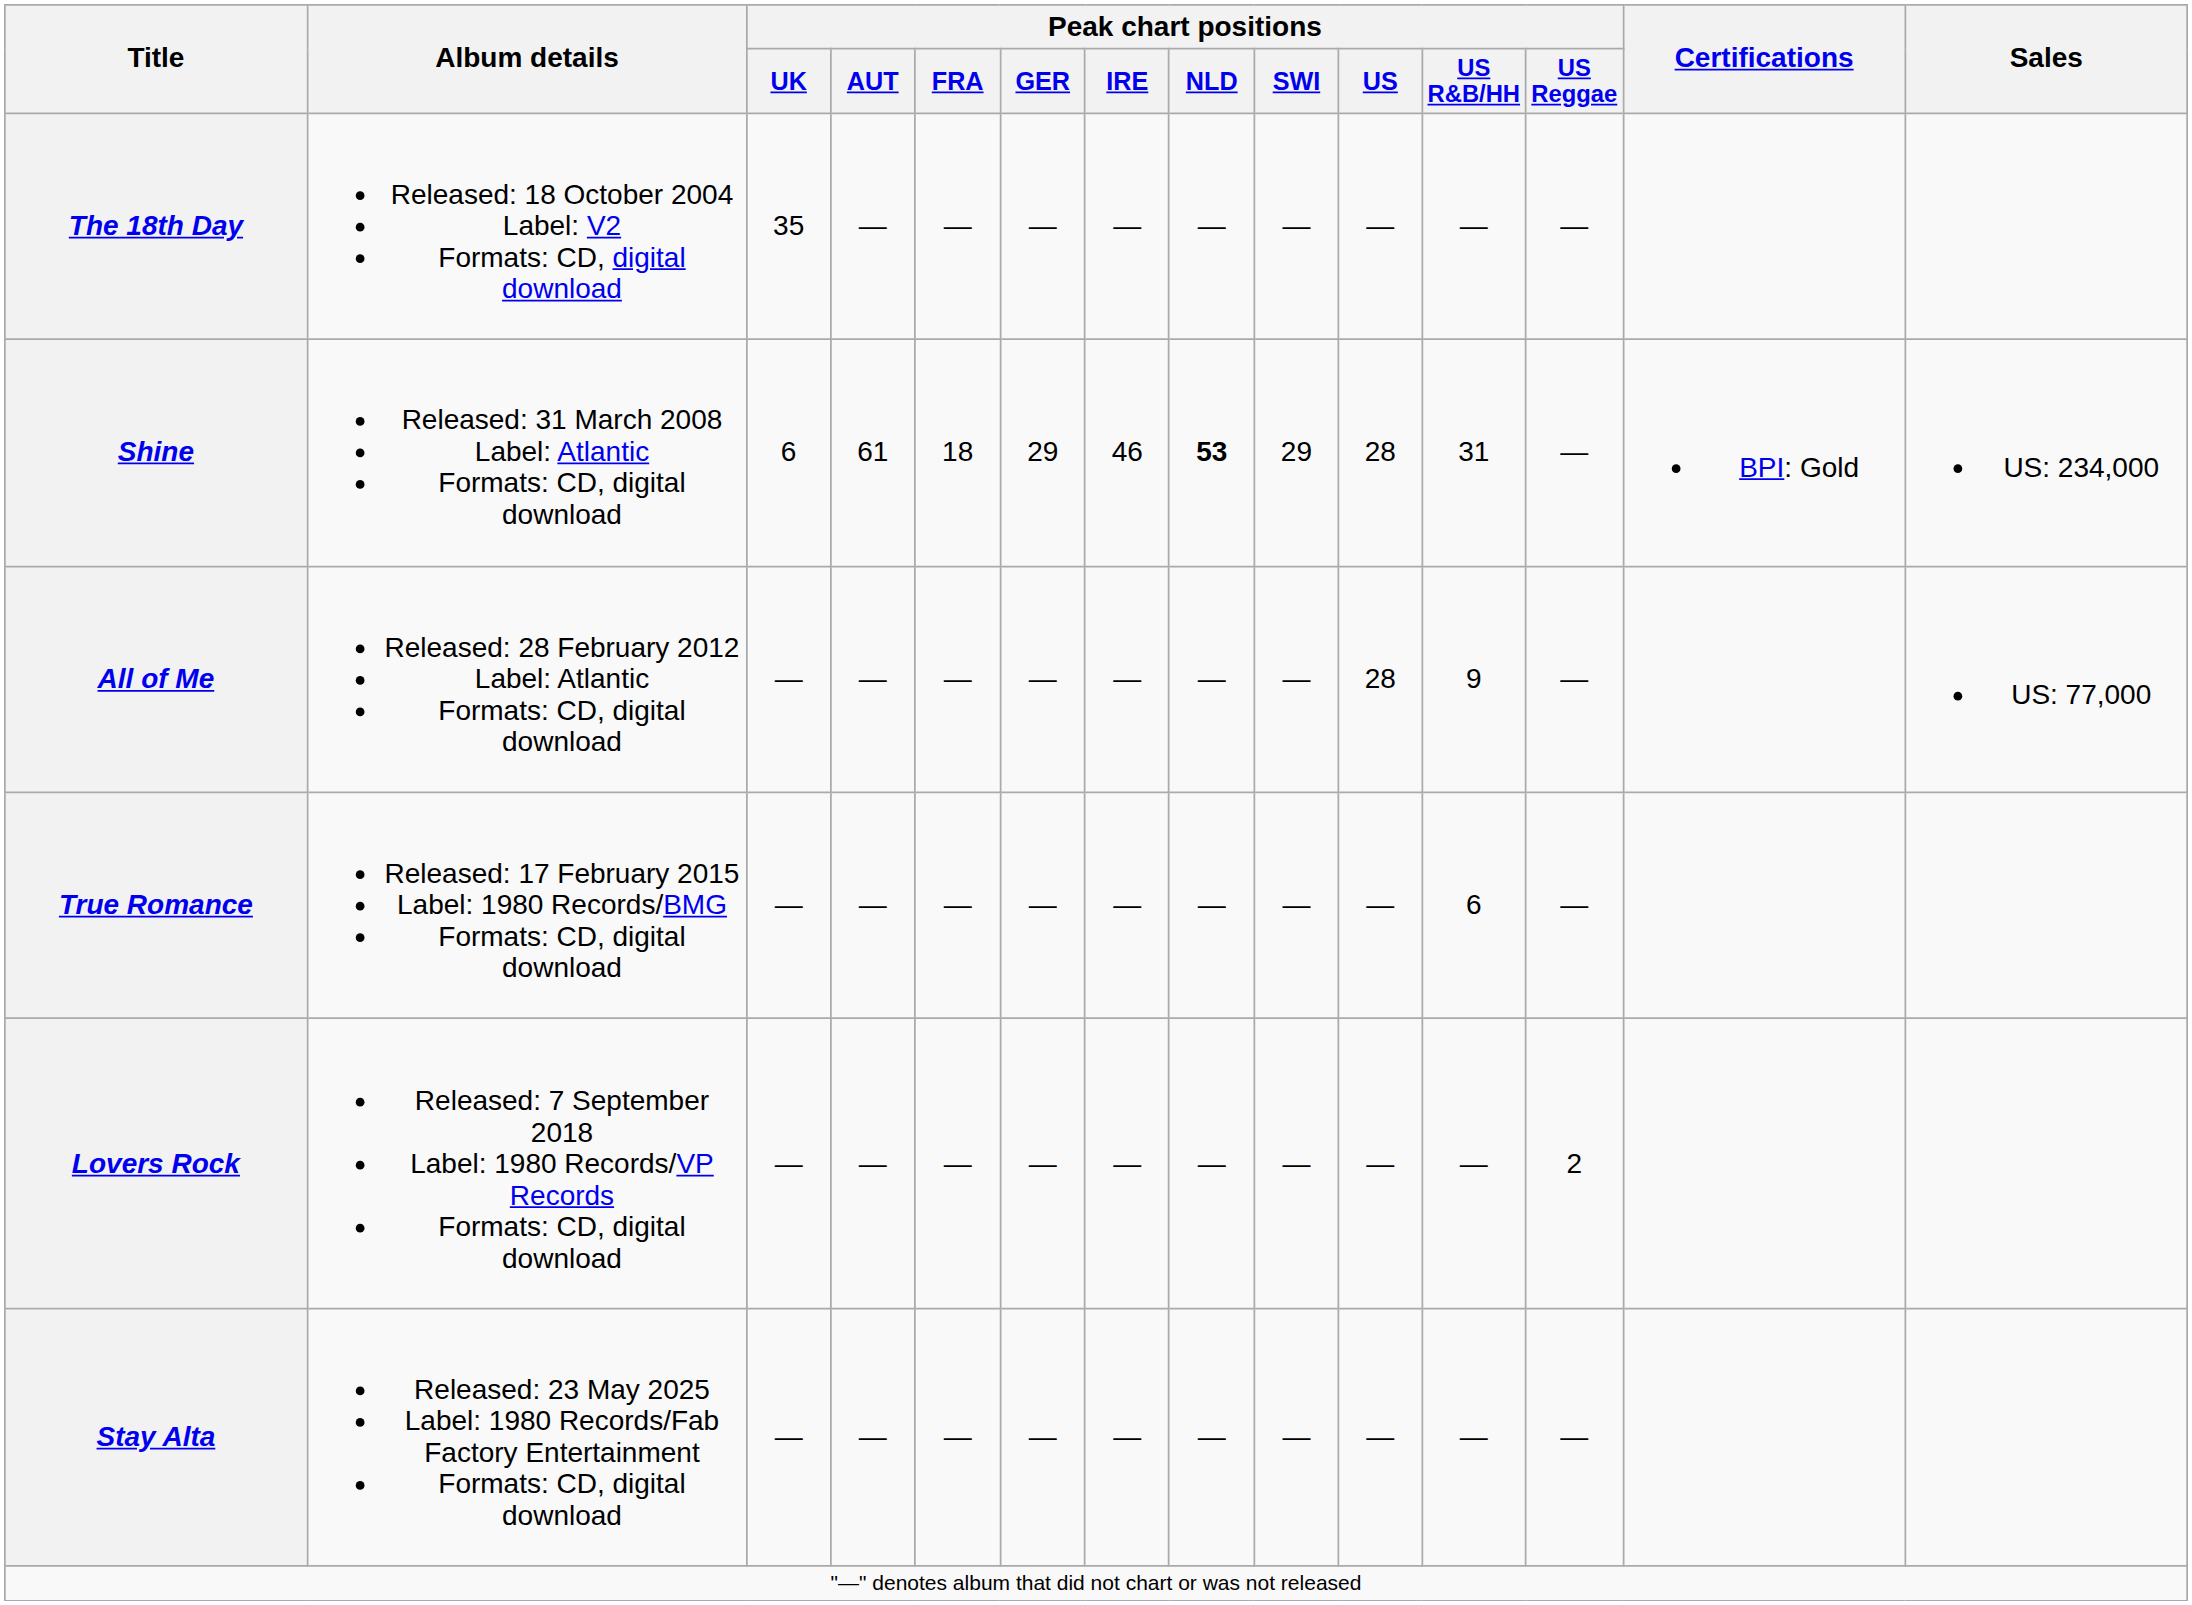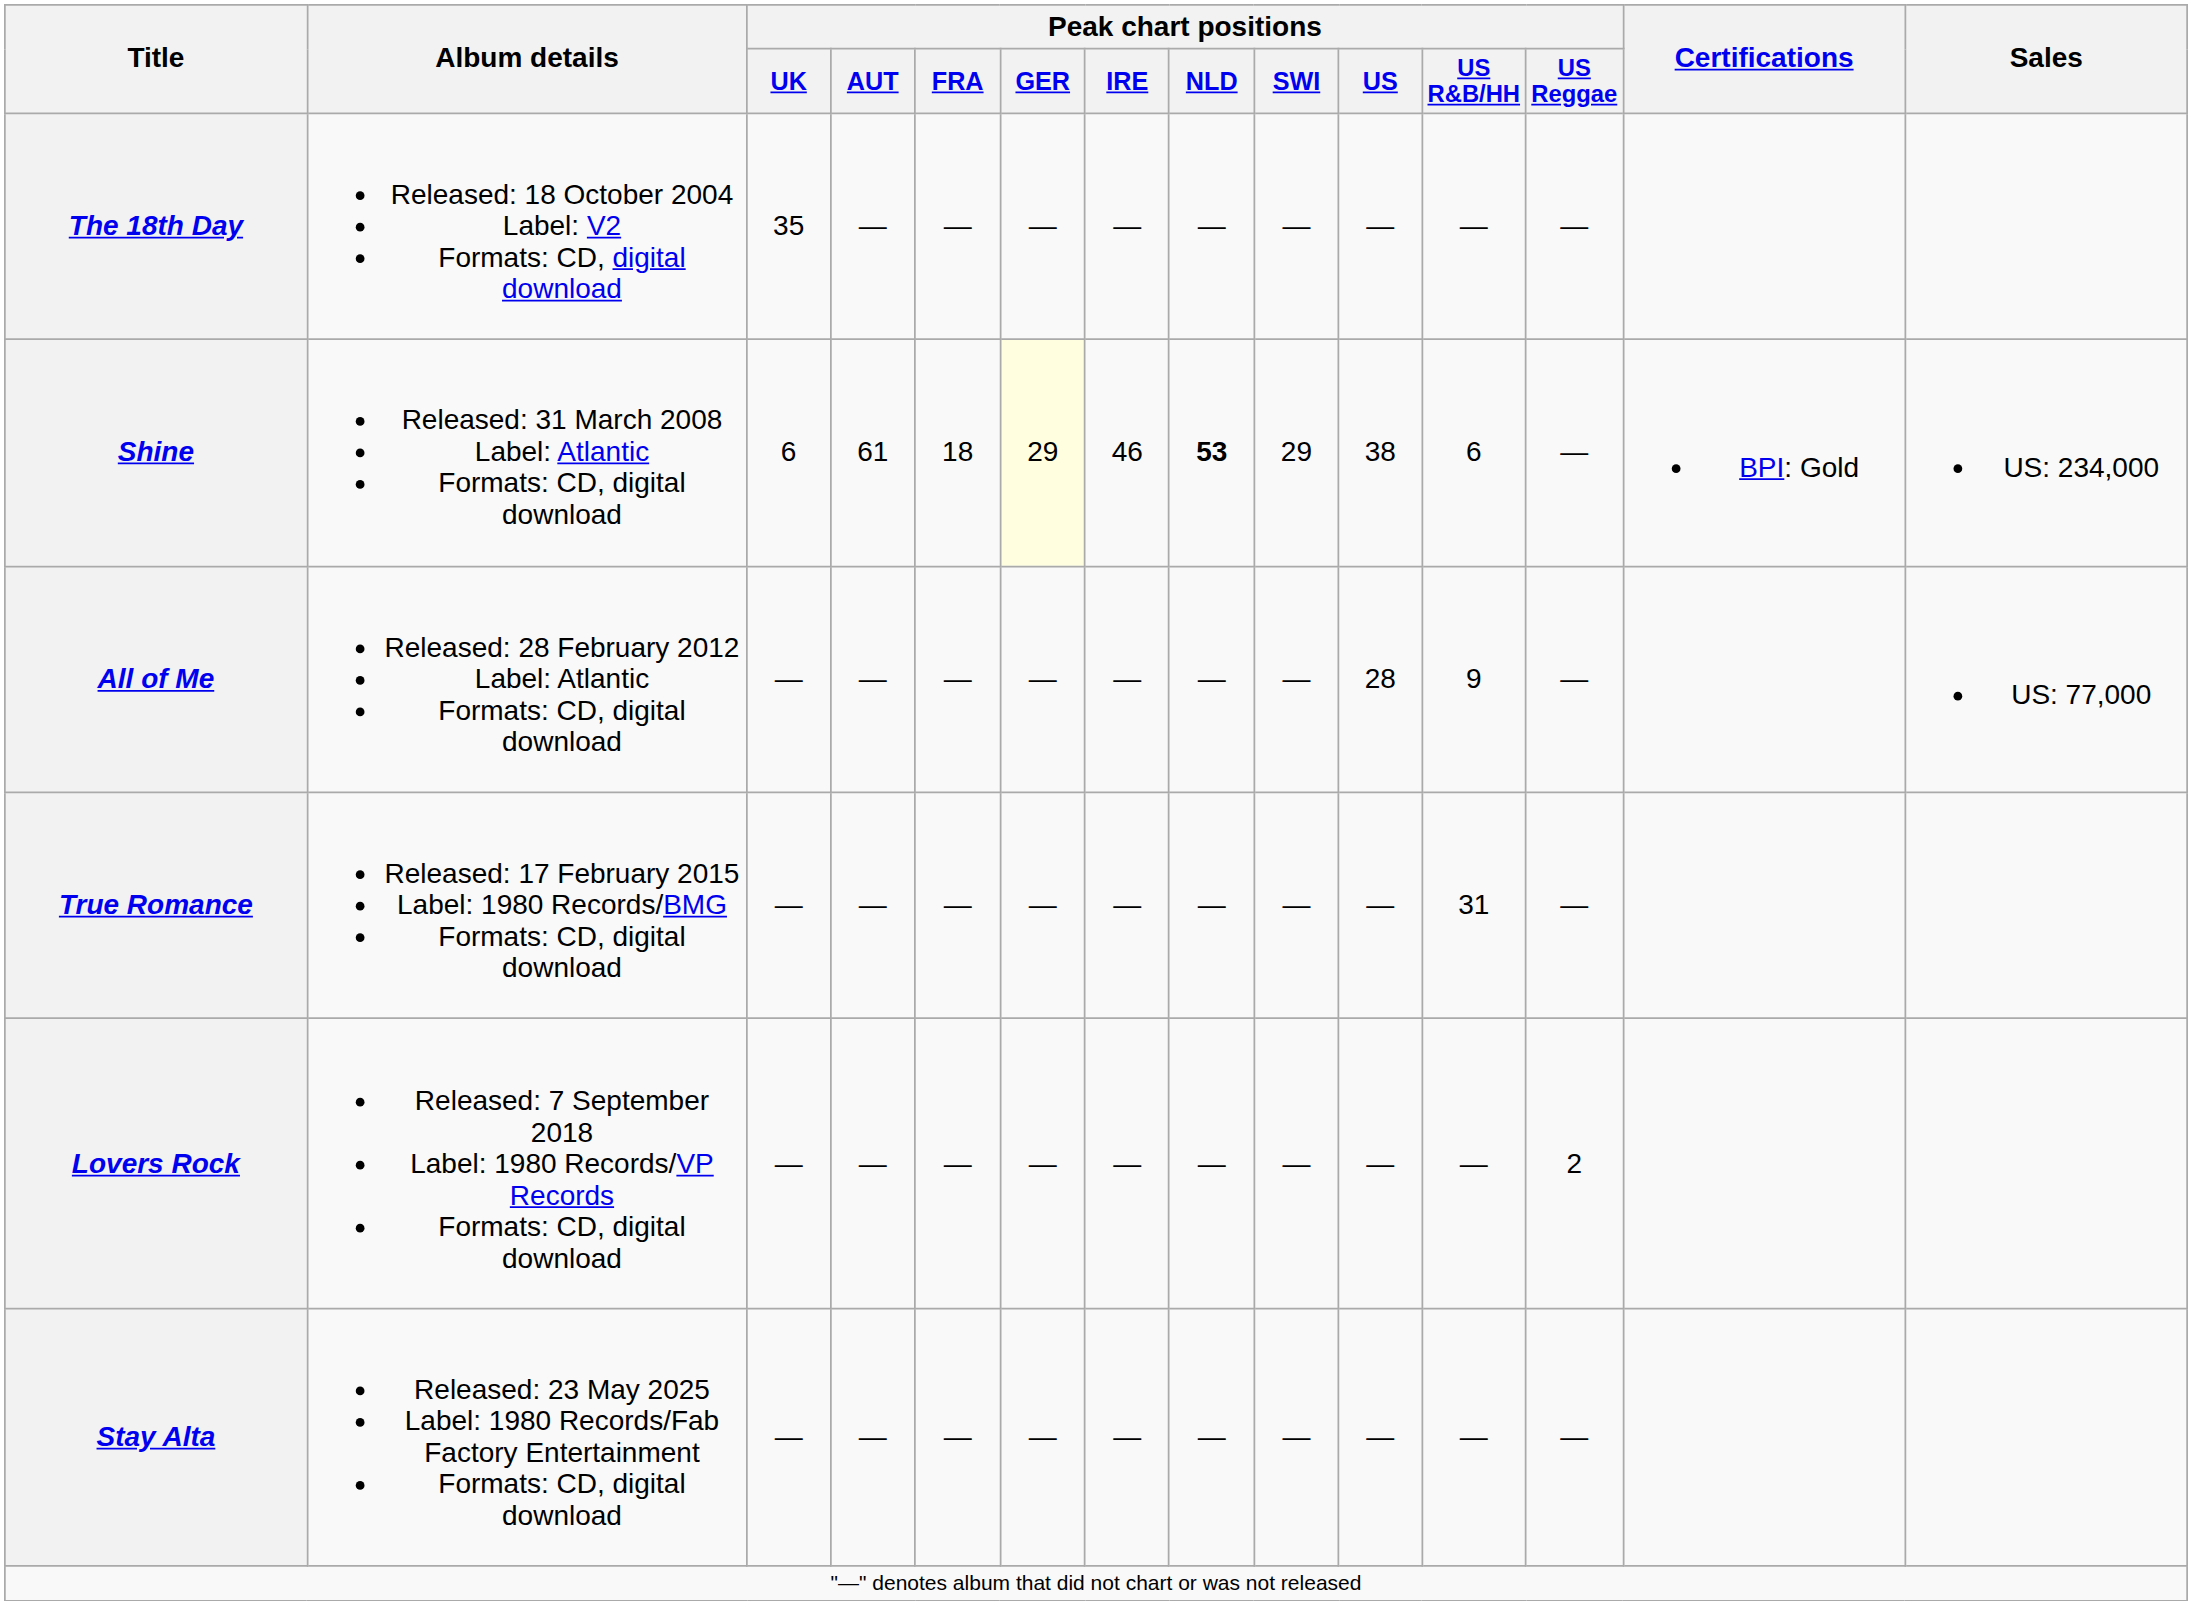(1043, 452) no background -> (1043, 452) lightyellow background
(1380, 452) 28 -> (1380, 452) 38
(1474, 452) 31 -> (1474, 452) 6
(1474, 905) 6 -> (1474, 905) 31
